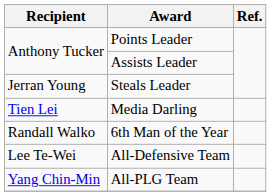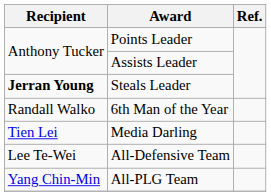(47, 86) normal -> (51, 86) bold
rows swapped: (154, 109) <-> (169, 132)
